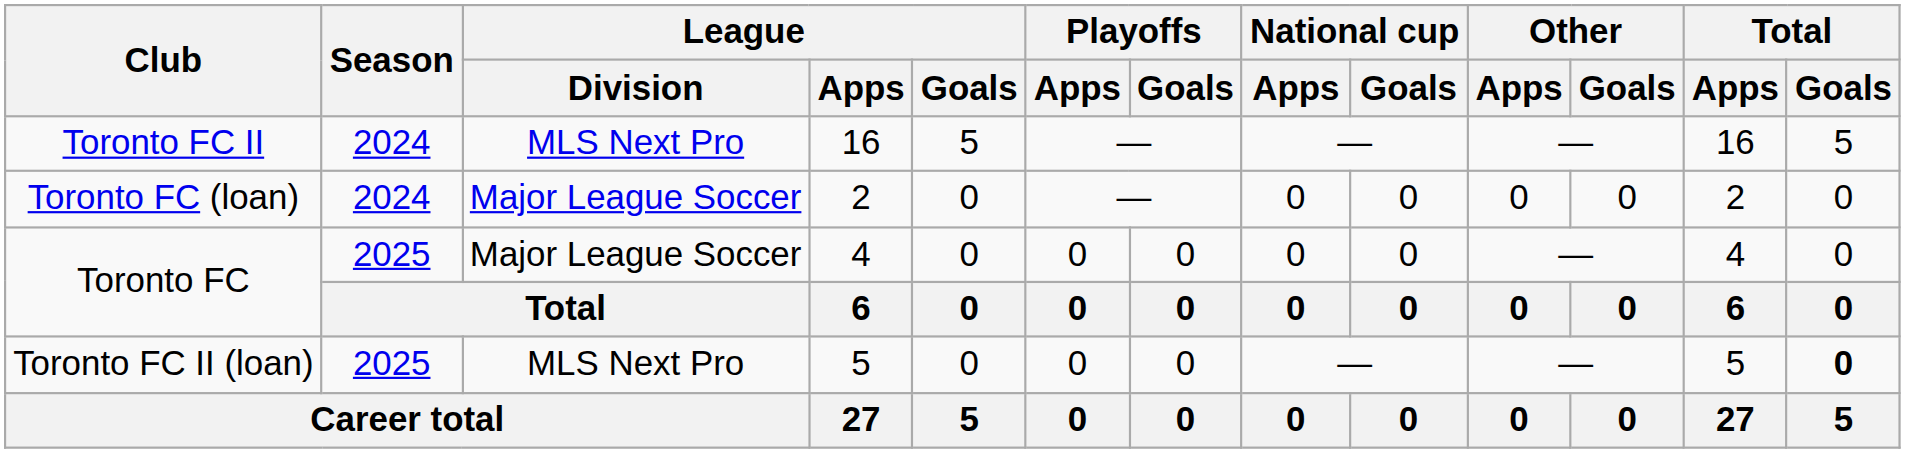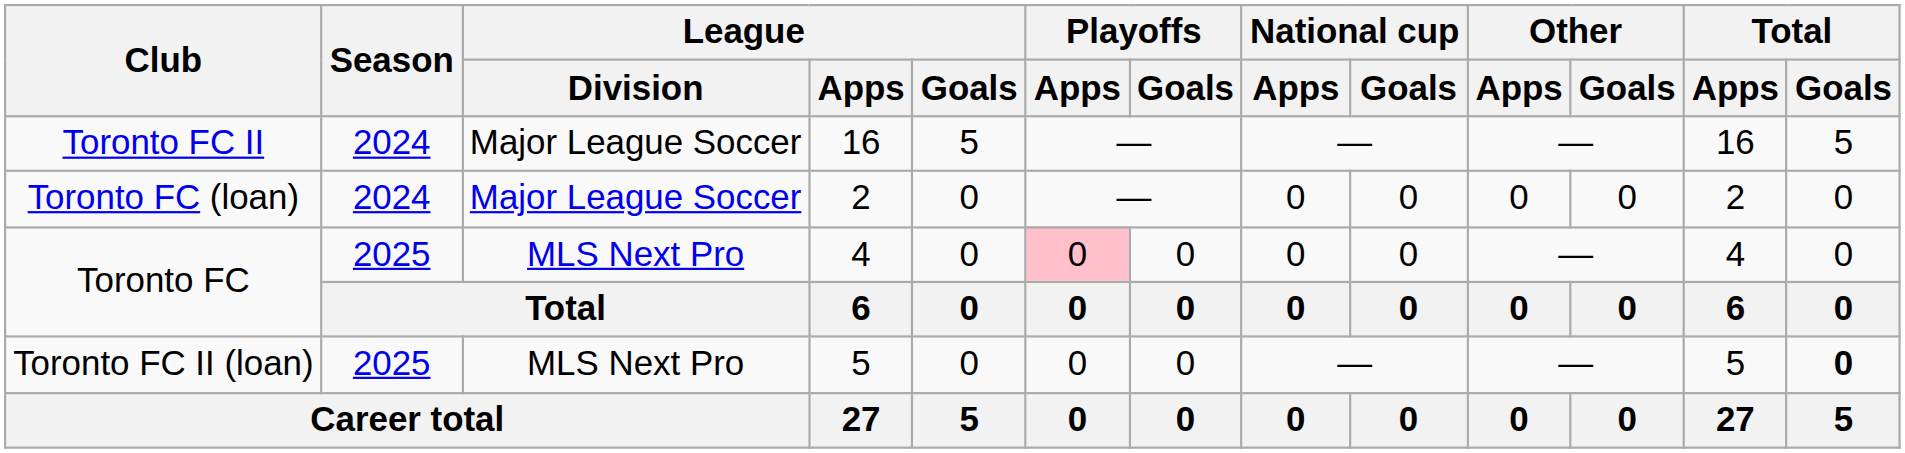(636, 142) MLS Next Pro -> (636, 142) Major League Soccer
(636, 253) Major League Soccer -> (636, 253) MLS Next Pro
(1077, 253) no background -> (1077, 253) pink background
